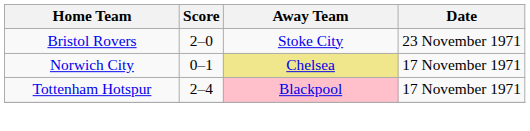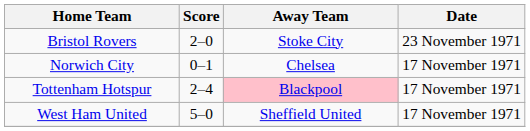(311, 65) khaki background -> (311, 65) no background
+ row: (92, 114)
